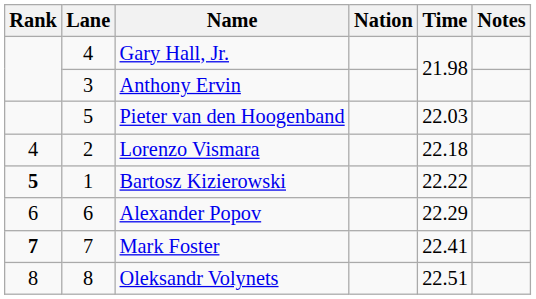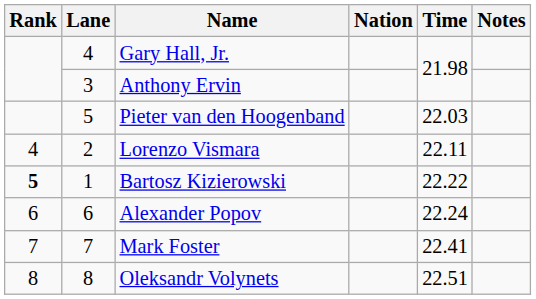(445, 149) 22.18 -> (445, 149) 22.11
(445, 213) 22.29 -> (445, 213) 22.24
(33, 246) bold -> (33, 246) normal
